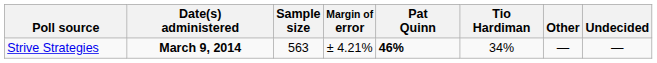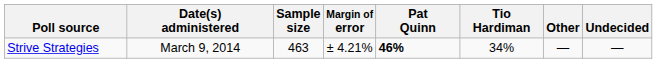(200, 48) bold -> (200, 48) normal
(298, 48) 563 -> (298, 48) 463
